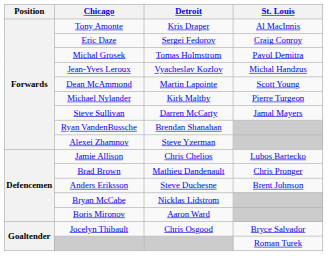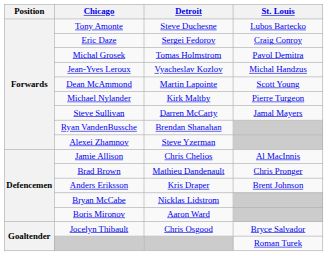(189, 26) Kris Draper -> (189, 26) Steve Duchesne
(278, 26) Al MacInnis -> (278, 26) Lubos Bartecko
(278, 157) Lubos Bartecko -> (278, 157) Al MacInnis
(189, 185) Steve Duchesne -> (189, 185) Kris Draper
